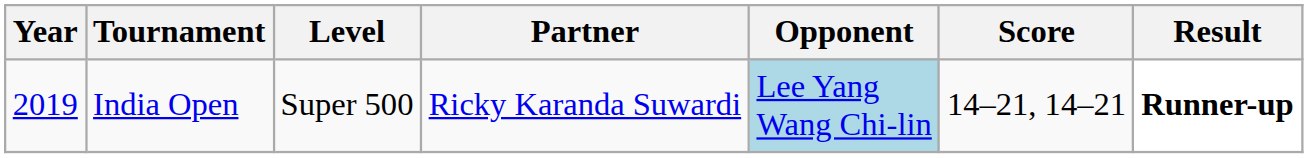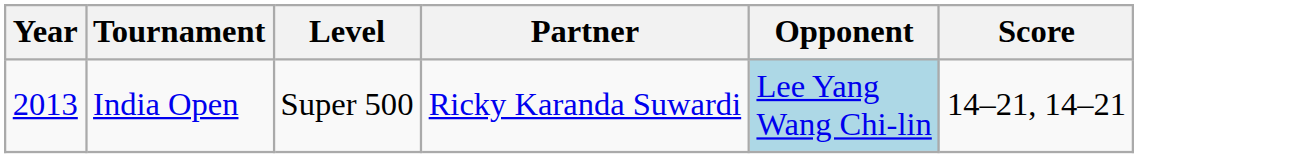- column: (1217, 31)
(45, 104) 2019 -> (45, 104) 2013
